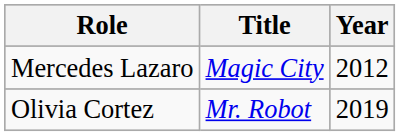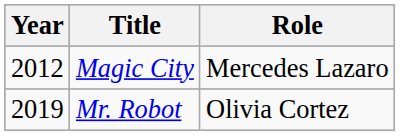columns swapped: (362, 25) <-> (102, 25)
